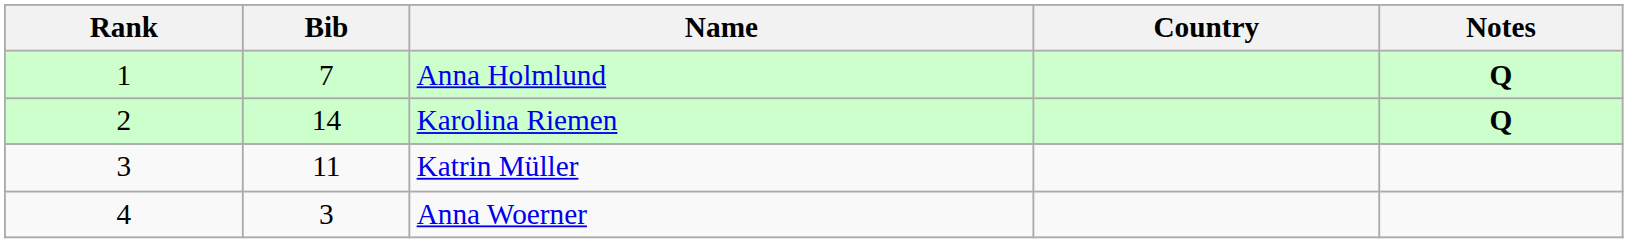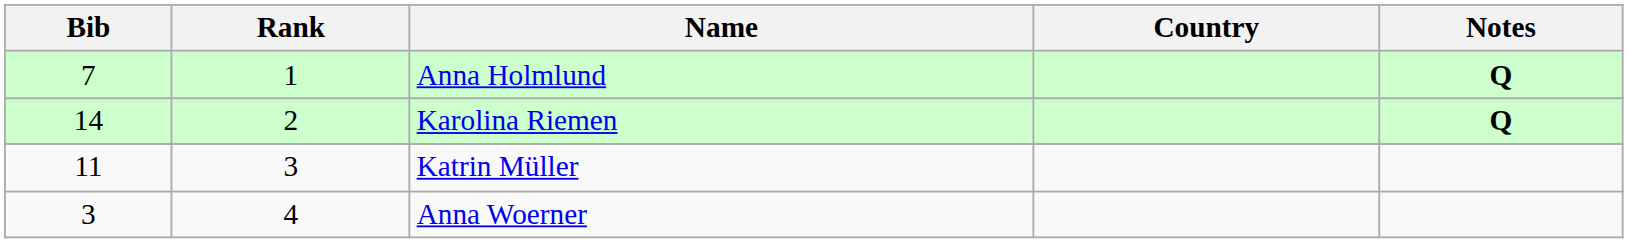columns swapped: (124, 27) <-> (326, 27)
